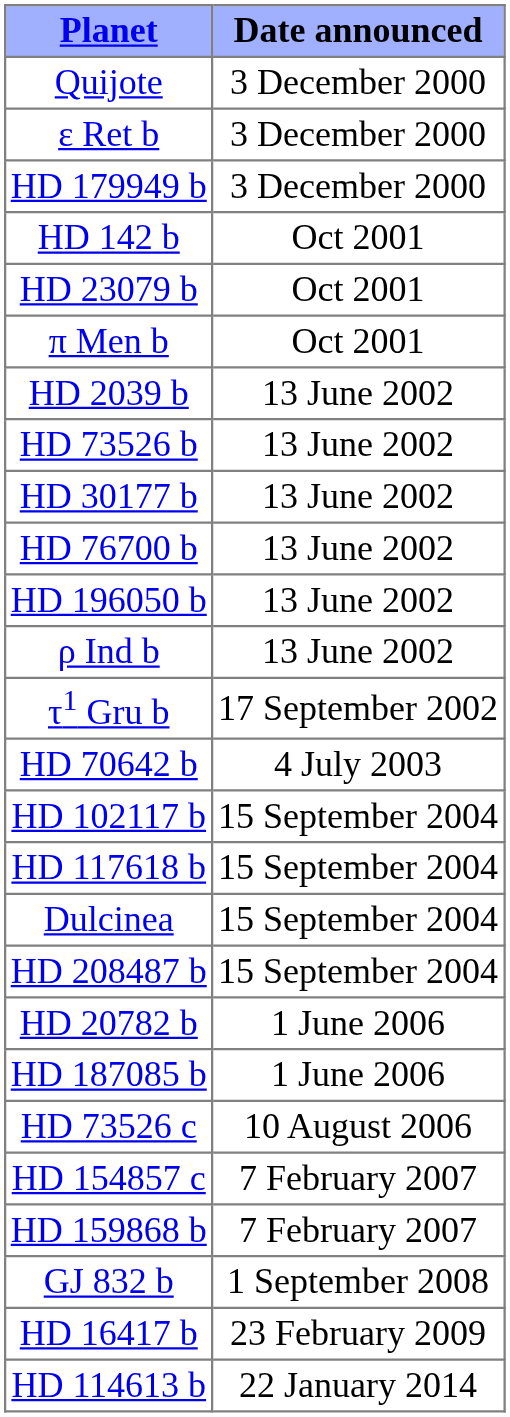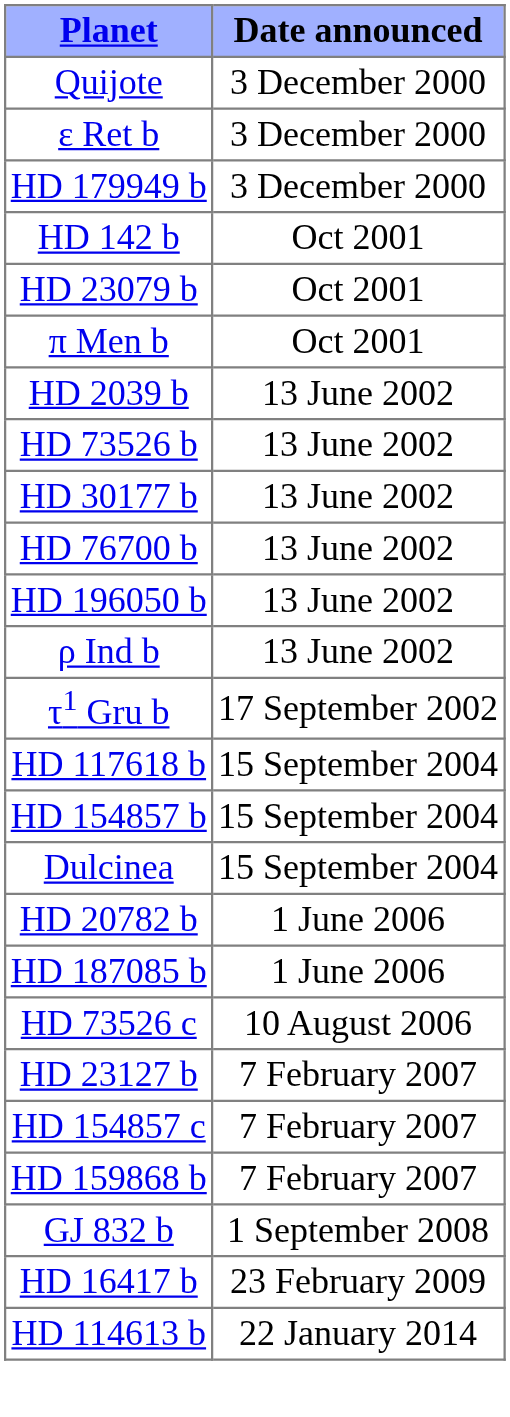- row: (109, 764)
- row: (109, 816)
+ row: (109, 816)
- row: (109, 971)
+ row: (109, 1075)
